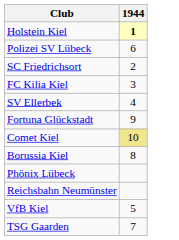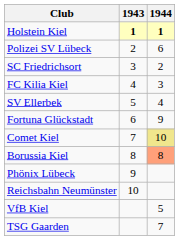+ column: (133, 13)
(133, 155) no background -> (161, 155) lightsalmon background
